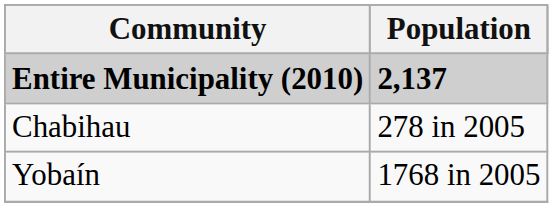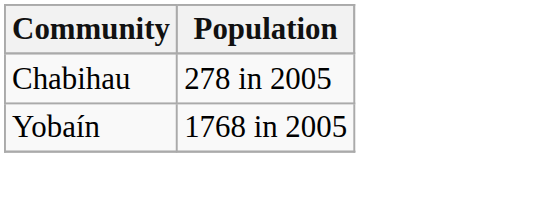- row: (188, 77)
